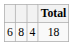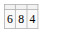- column: (53, 13)
